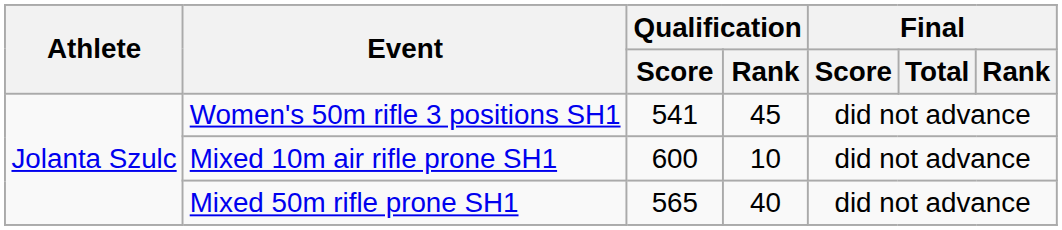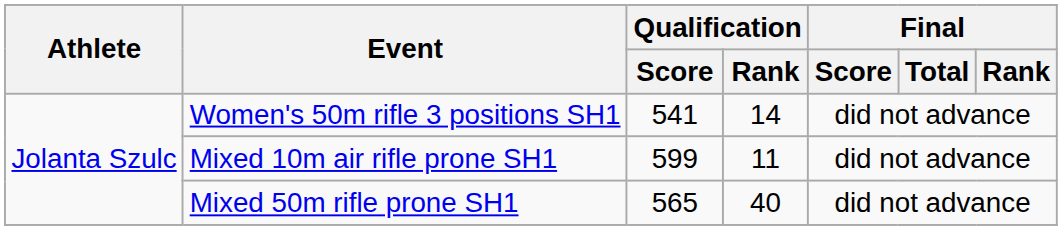(765, 115) 45 -> (765, 115) 14
(675, 159) 600 -> (675, 159) 599
(765, 159) 10 -> (765, 159) 11
